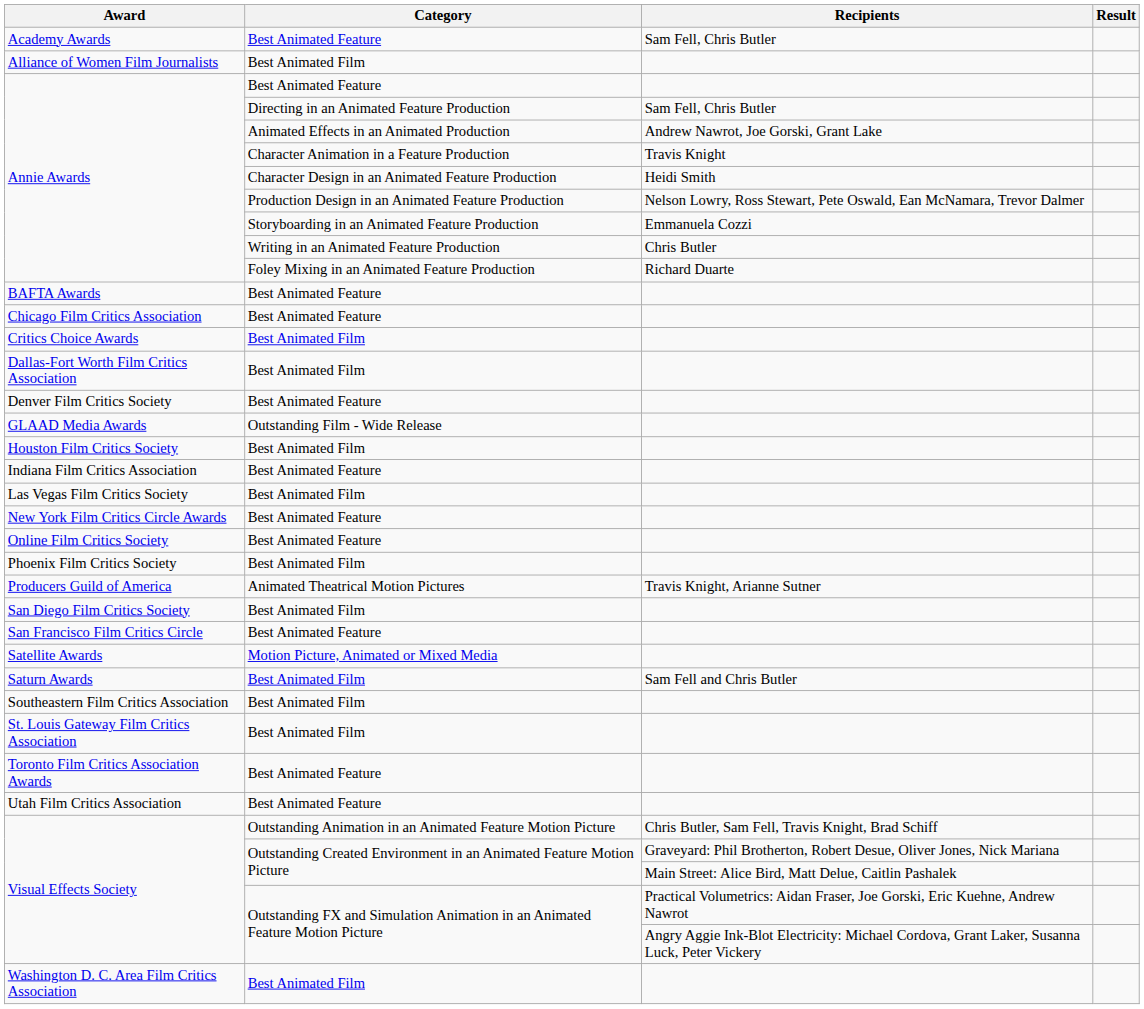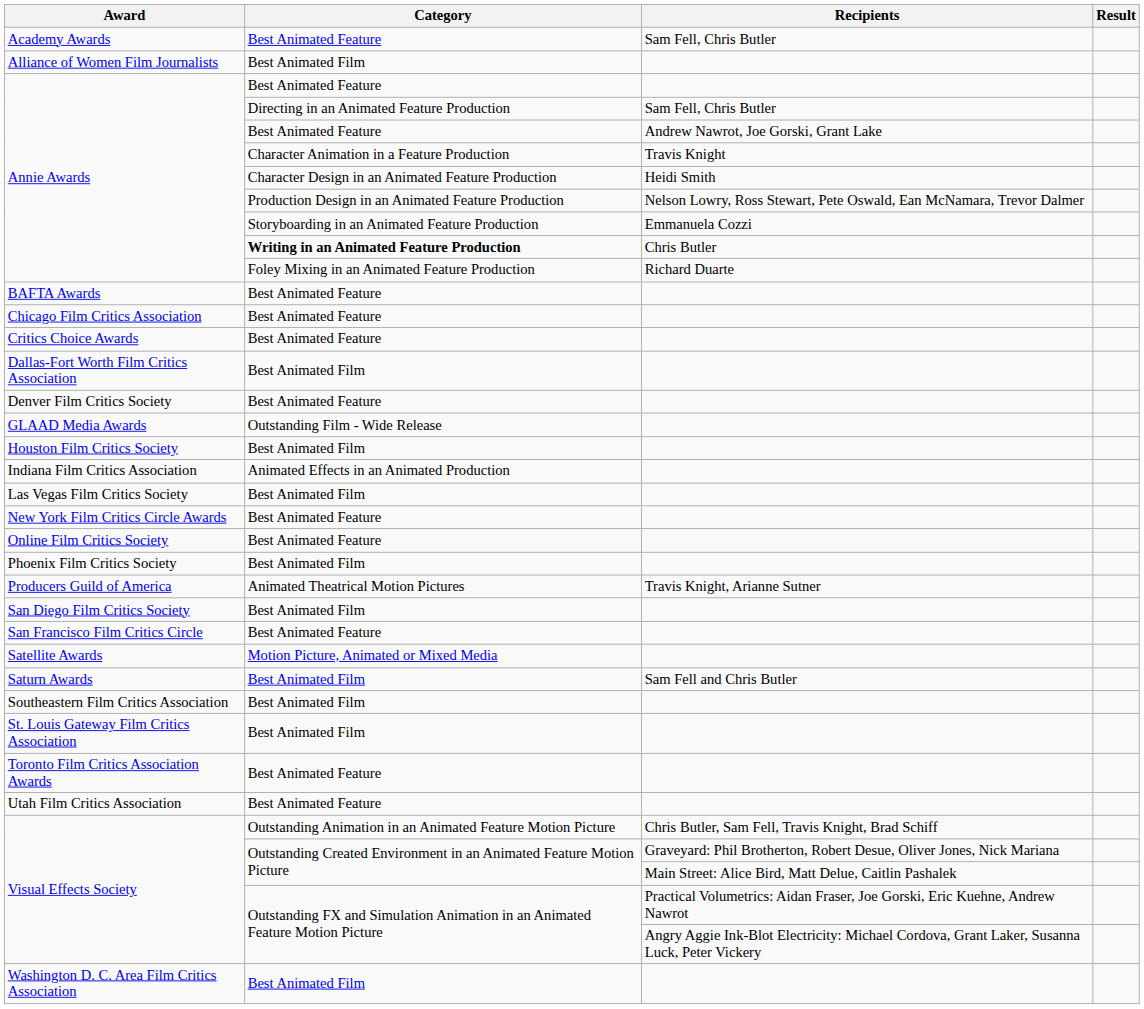(379, 131) Animated Effects in an Animated Production -> (314, 131) Best Animated Feature
(374, 246) normal -> (384, 246) bold
(306, 339) Best Animated Film -> (314, 339) Best Animated Feature
(314, 471) Best Animated Feature -> (379, 471) Animated Effects in an Animated Production
